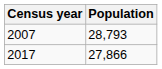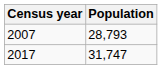(108, 54) 27,866 -> (108, 54) 31,747
